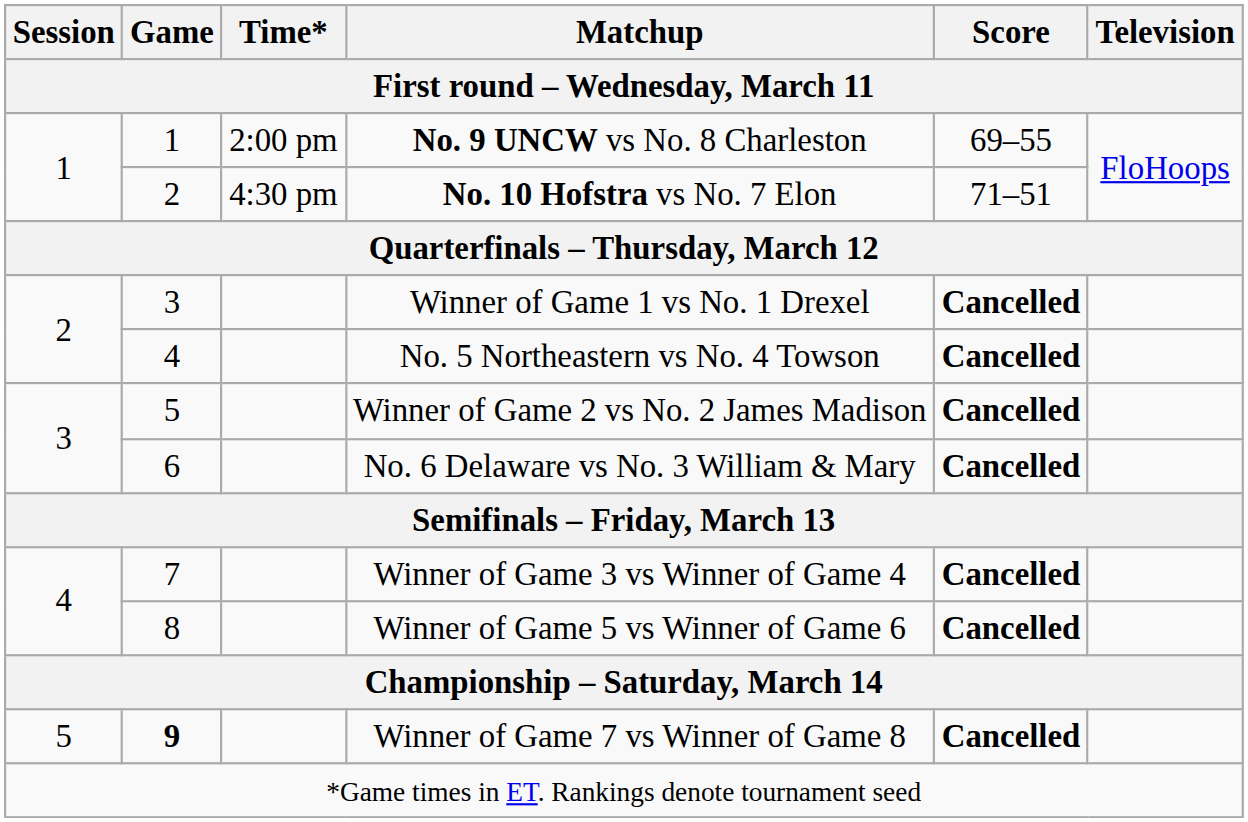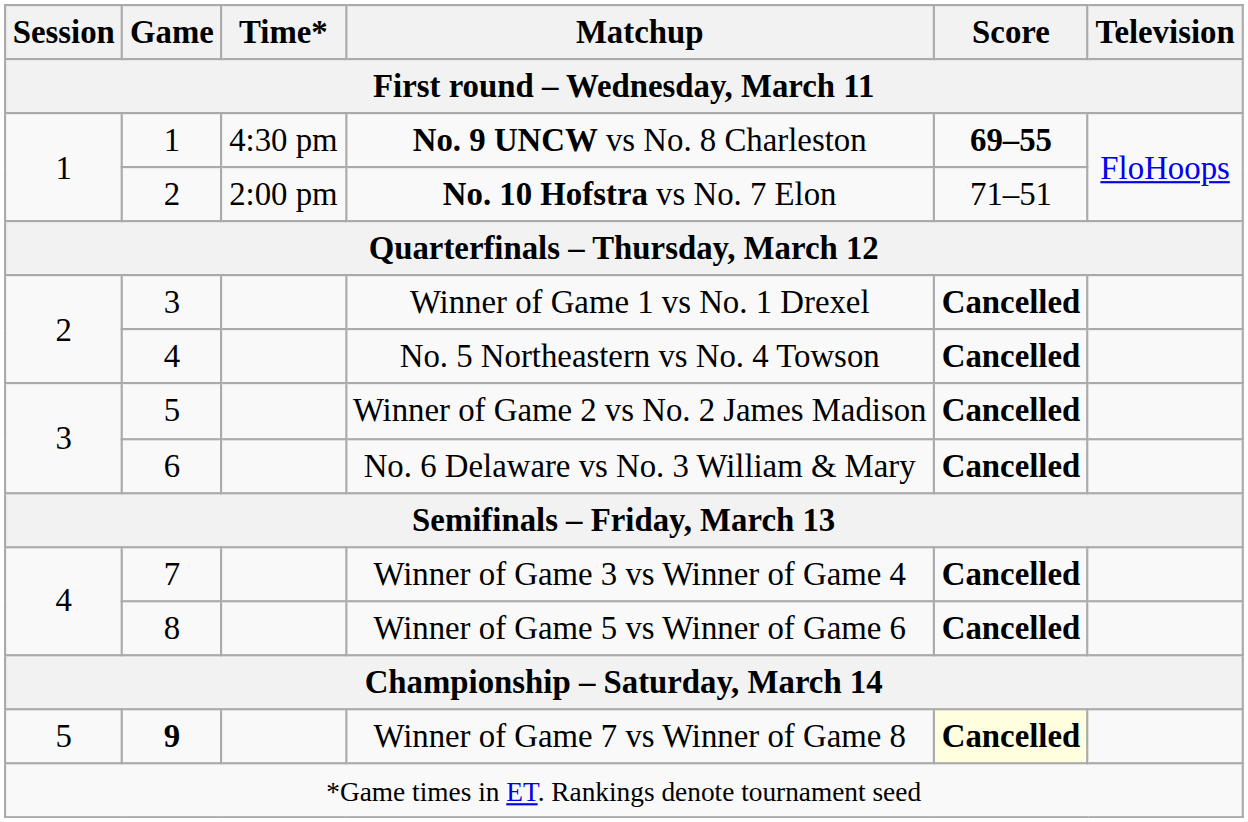(283, 140) 2:00 pm -> (283, 140) 4:30 pm
(1011, 140) normal -> (1011, 140) bold
(283, 194) 4:30 pm -> (283, 194) 2:00 pm
(1011, 735) no background -> (1011, 735) lightyellow background
